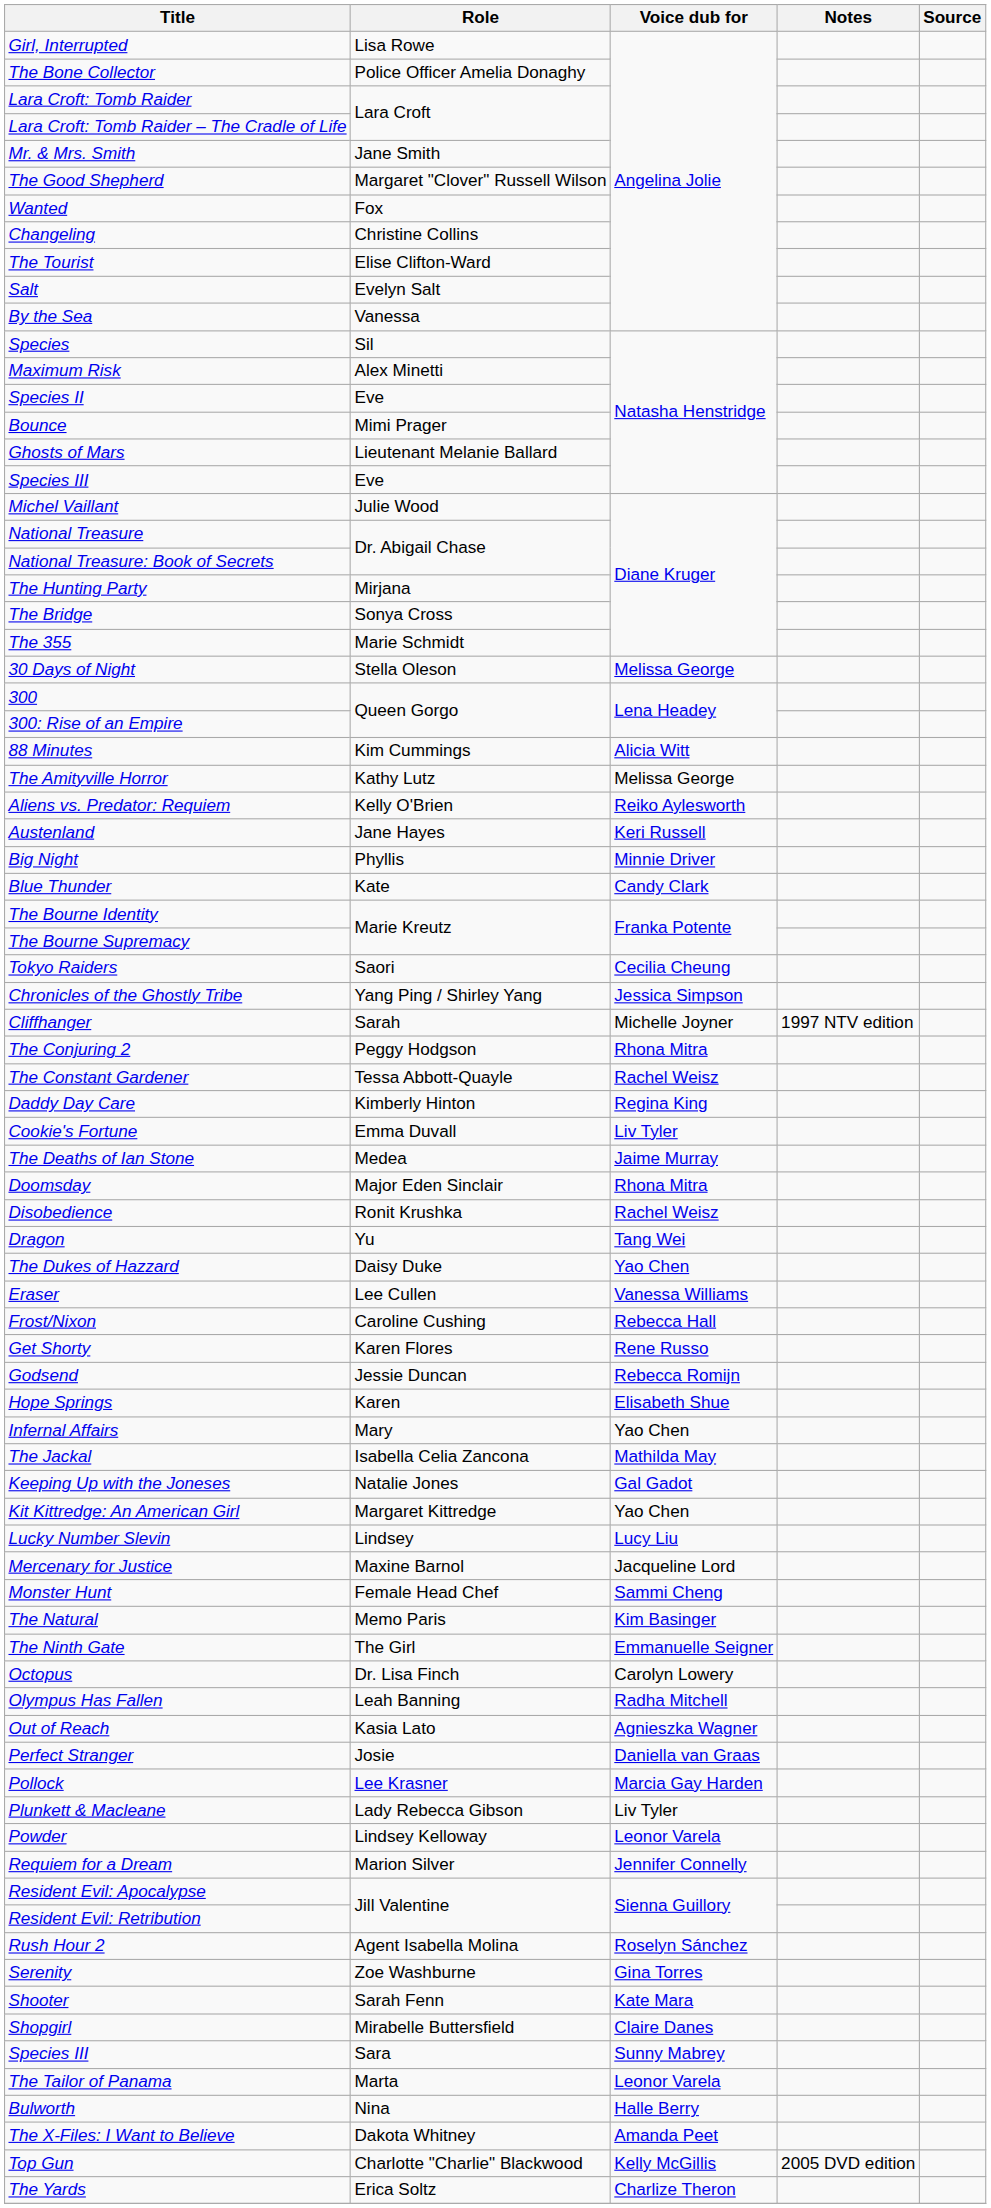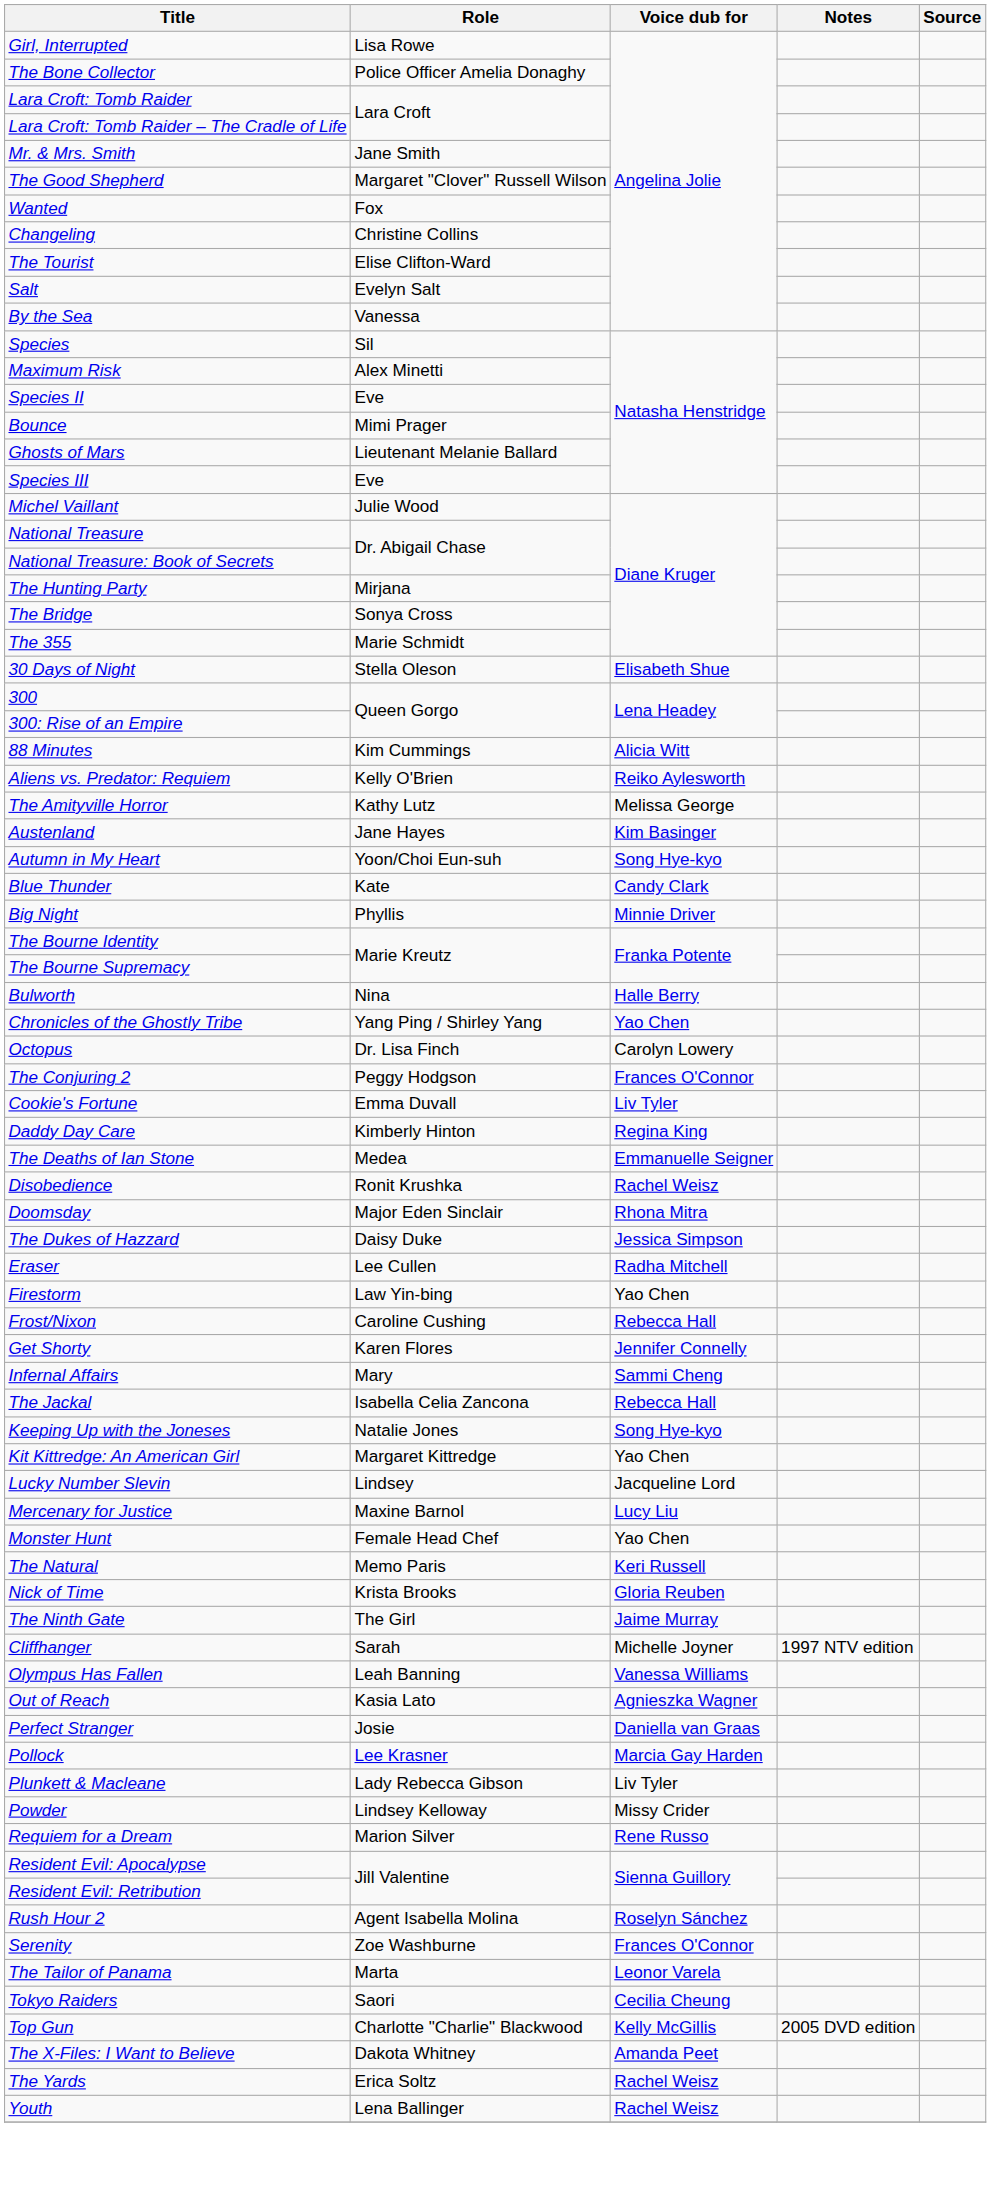(674, 669) Melissa George -> (672, 669) Elisabeth Shue
rows swapped: (119, 805) <-> (88, 778)
(660, 832) Keri Russell -> (665, 832) Kim Basinger
+ row: (84, 859)
rows swapped: (43, 859) <-> (60, 886)
rows swapped: (42, 2108) <-> (63, 968)
(679, 995) Jessica Simpson -> (652, 1022) Yao Chen
rows swapped: (50, 1022) <-> (40, 1674)
(661, 1049) Rhona Mitra -> (684, 1076) Frances O'Connor
- row: (98, 1076)
rows swapped: (73, 1131) <-> (72, 1104)
(666, 1158) Jaime Murray -> (694, 1158) Emmanuelle Seigner
rows swapped: (60, 1212) <-> (49, 1185)
- row: (37, 1239)
(652, 1267) Yao Chen -> (679, 1239) Jessica Simpson
(681, 1294) Vanessa Williams -> (671, 1267) Radha Mitchell
+ row: (45, 1294)
(661, 1348) Rene Russo -> (680, 1348) Jennifer Connelly
- row: (43, 1375)
- row: (60, 1402)
(652, 1429) Yao Chen -> (669, 1375) Sammi Cheng
(665, 1457) Mathilda May -> (665, 1402) Rebecca Hall
(653, 1484) Gal Gadot -> (668, 1429) Song Hye-kyo
(646, 1538) Lucy Liu -> (675, 1484) Jacqueline Lord
(675, 1565) Jacqueline Lord -> (646, 1511) Lucy Liu
(669, 1592) Sammi Cheng -> (652, 1538) Yao Chen
(665, 1619) Kim Basinger -> (660, 1565) Keri Russell
+ row: (56, 1592)
(694, 1647) Emmanuelle Seigner -> (666, 1619) Jaime Murray
(671, 1701) Radha Mitchell -> (681, 1674) Vanessa Williams
(667, 1837) Leonor Varela -> (662, 1810) Missy Crider
(680, 1864) Jennifer Connelly -> (661, 1837) Rene Russo
(658, 1972) Gina Torres -> (684, 1945) Frances O'Connor
- row: (38, 2000)
- row: (40, 2027)
- row: (48, 2054)
rows swapped: (41, 2163) <-> (122, 2135)
(675, 2190) Charlize Theron -> (666, 2081) Rachel Weisz
+ row: (30, 2108)
